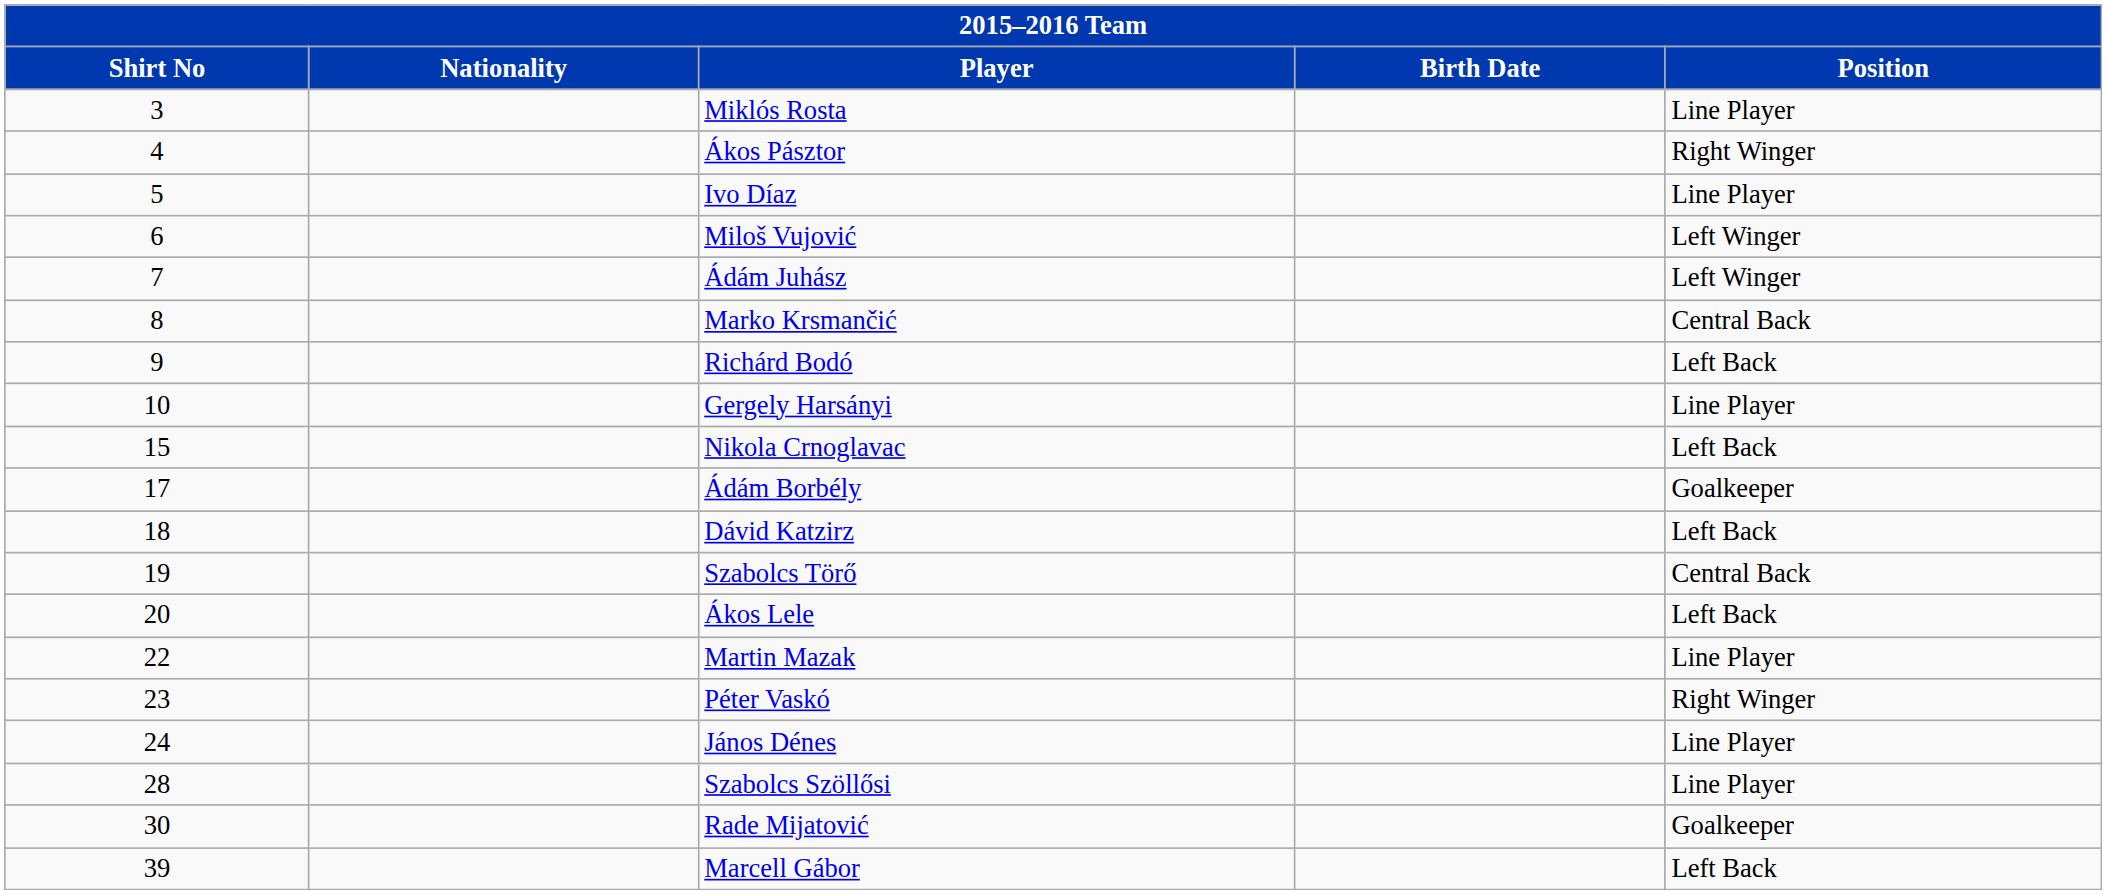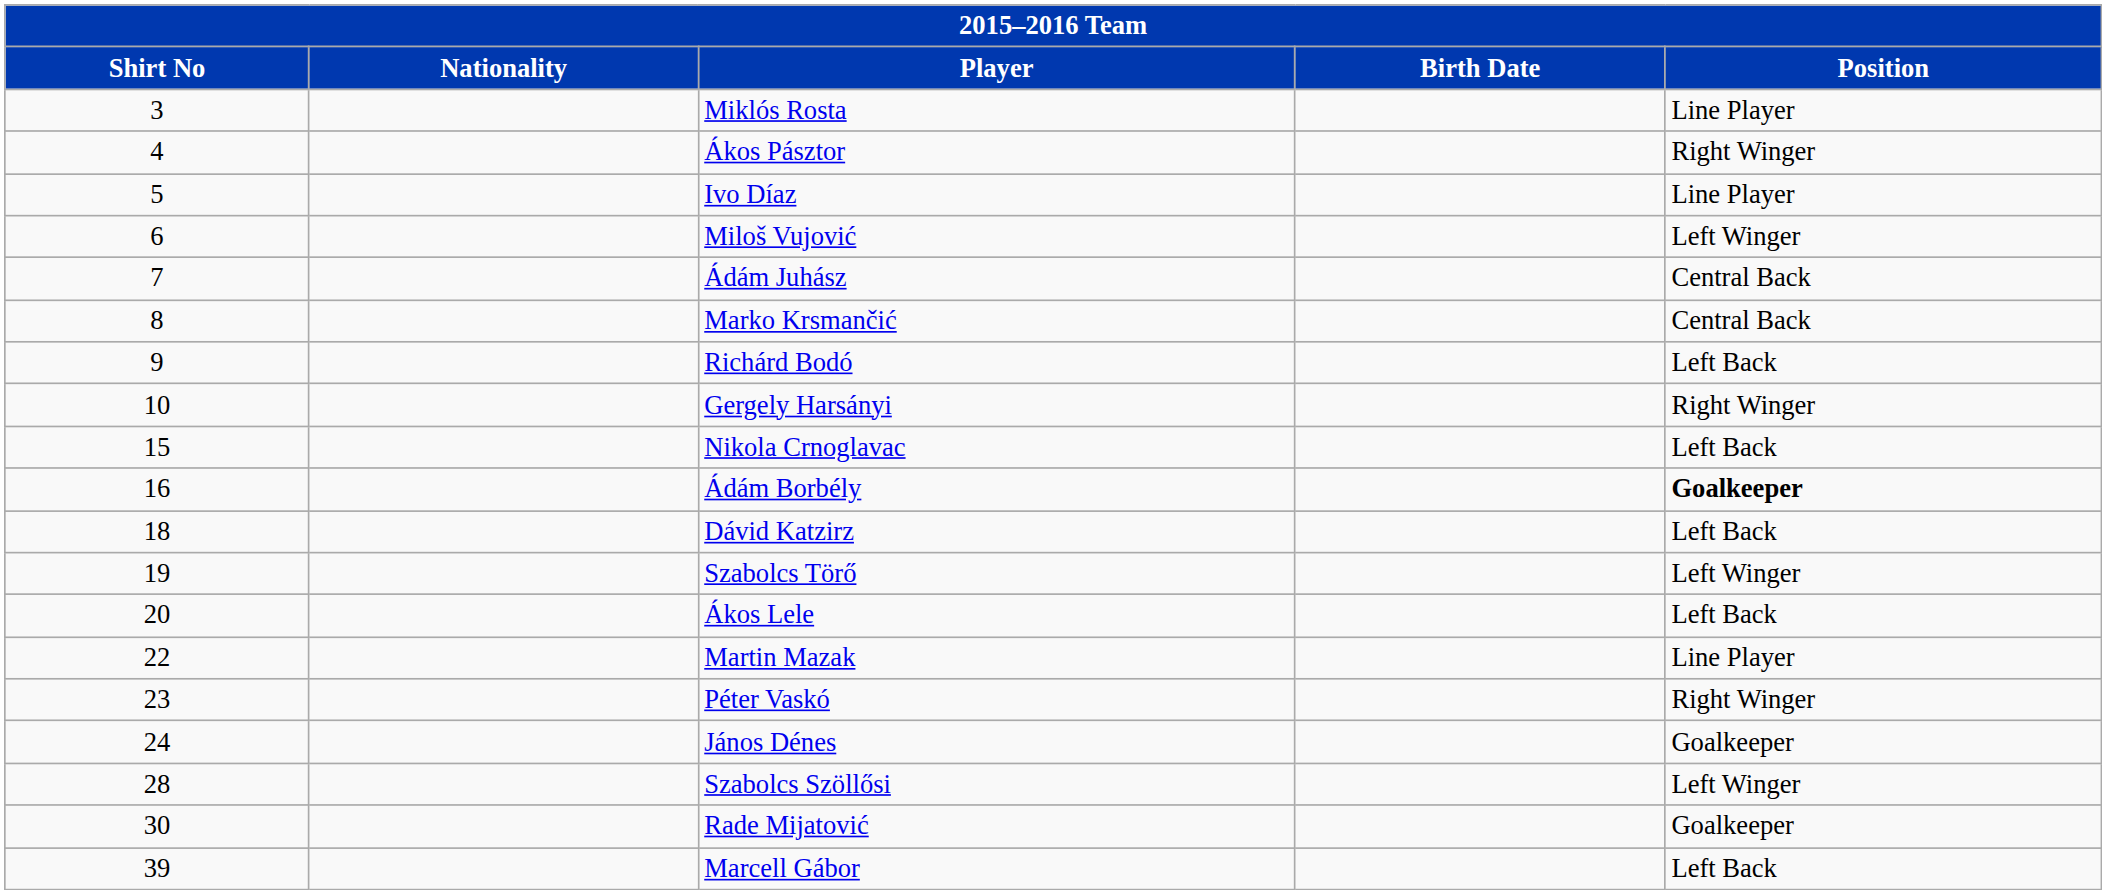(1736, 278) Left Winger -> (1741, 278) Central Back
(1733, 404) Line Player -> (1743, 404) Right Winger
(157, 488) 17 -> (157, 488) 16
(1733, 488) normal -> (1737, 488) bold
(1741, 573) Central Back -> (1736, 573) Left Winger
(1733, 741) Line Player -> (1733, 741) Goalkeeper
(1733, 783) Line Player -> (1736, 783) Left Winger
